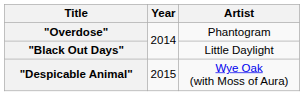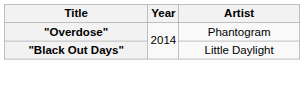- row: (76, 74)
